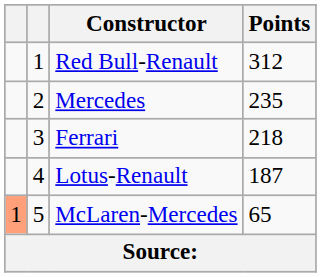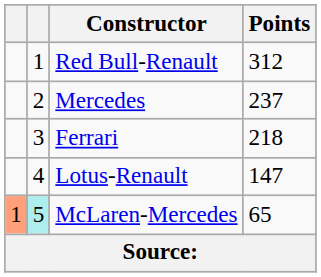(266, 99) 235 -> (266, 99) 237
(266, 175) 187 -> (266, 175) 147
(39, 213) no background -> (39, 213) paleturquoise background
